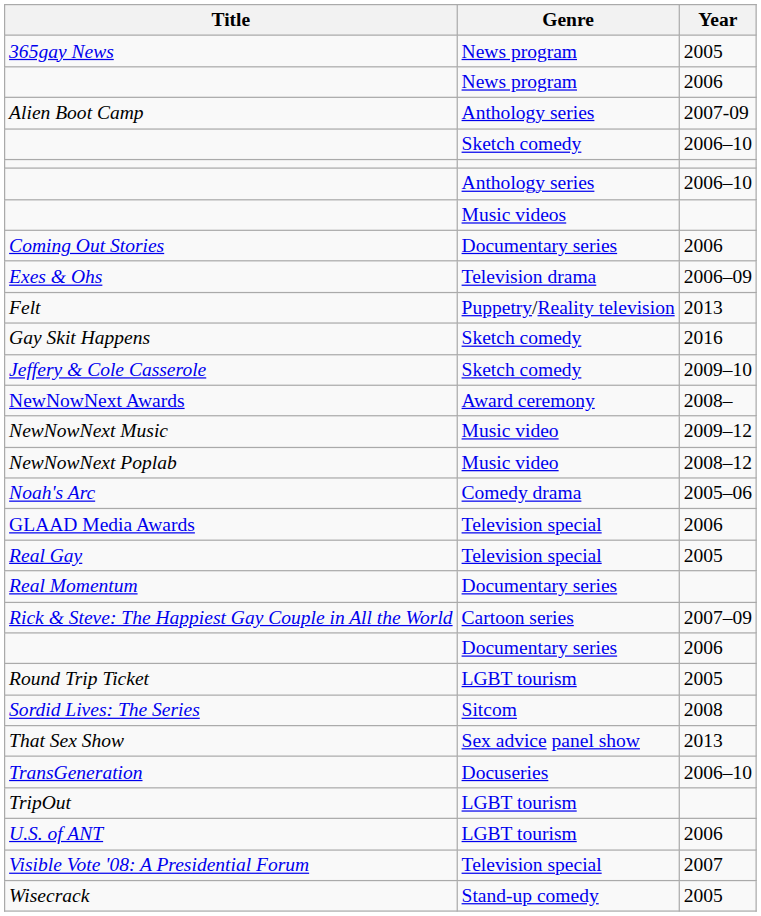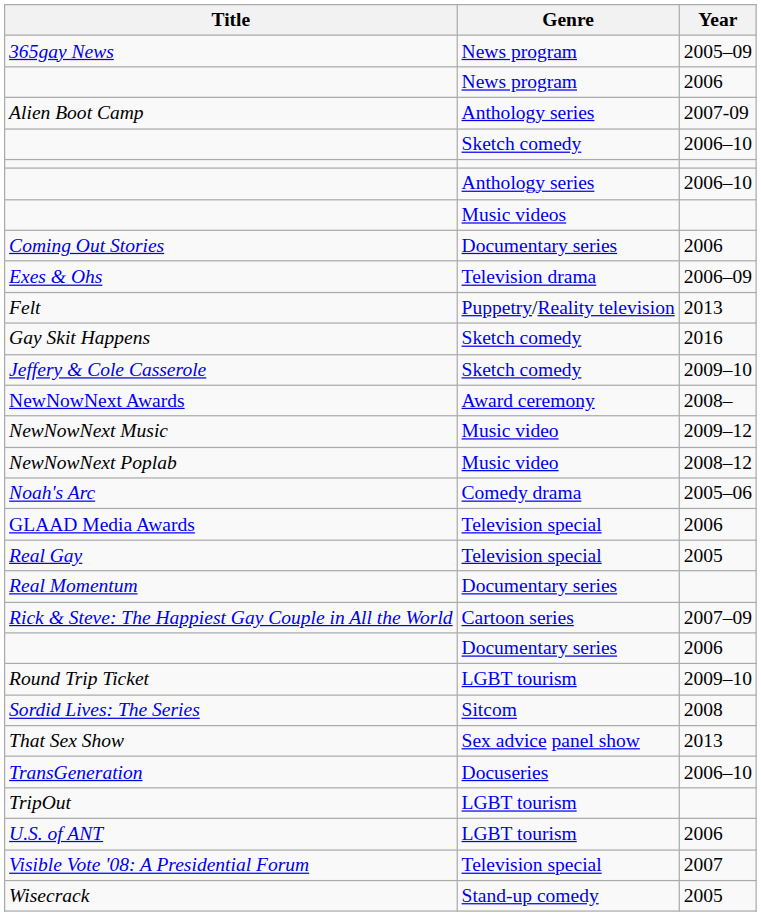(703, 50) 2005 -> (718, 50) 2005–09
(703, 679) 2005 -> (718, 679) 2009–10
